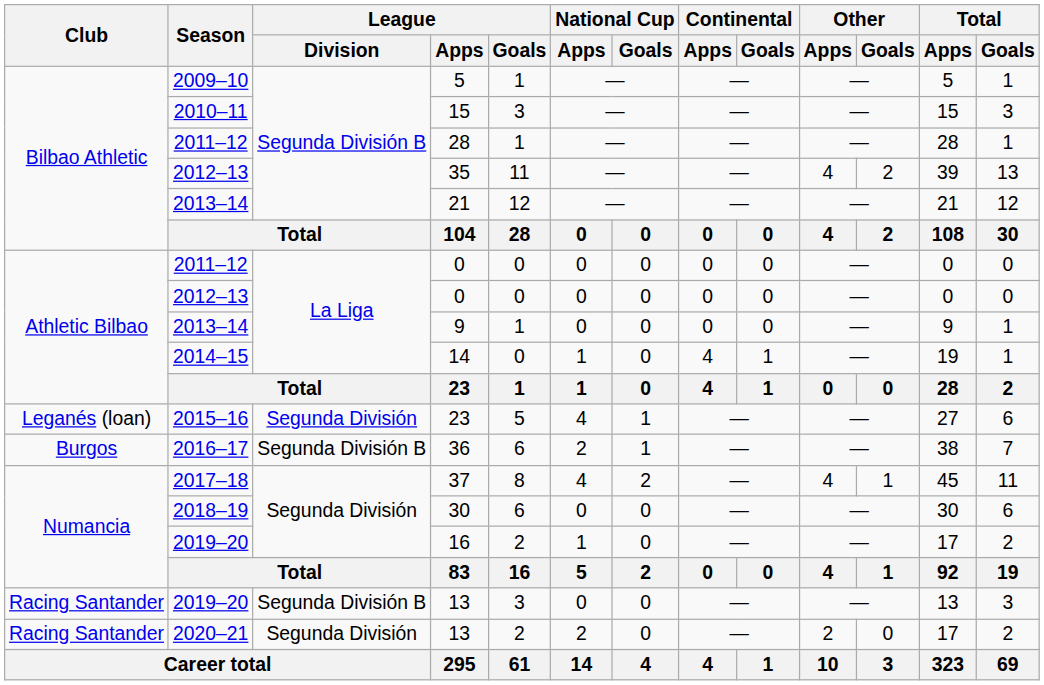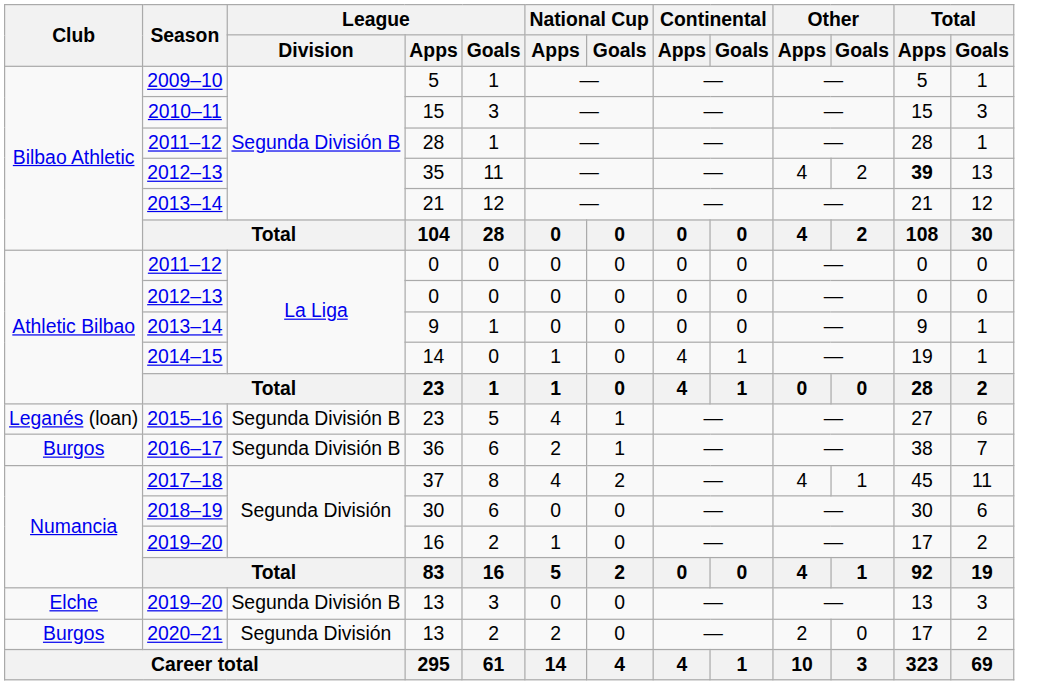(948, 173) normal -> (922, 173) bold
(342, 419) Segunda División -> (316, 419) Segunda División B
(87, 603) Racing Santander -> (74, 603) Elche
(87, 633) Racing Santander -> (74, 633) Burgos
